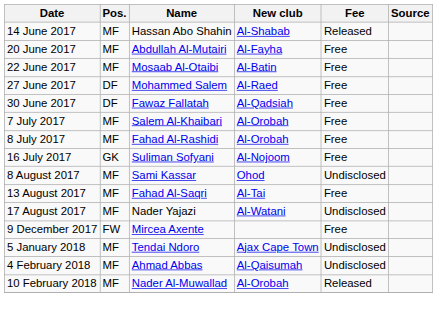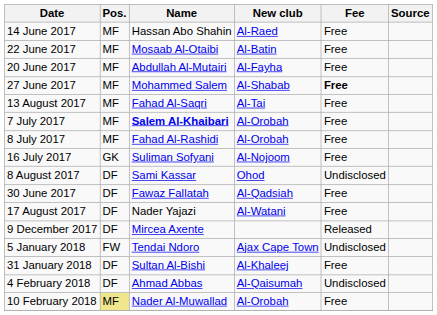(263, 31) Al-Shabab -> (257, 31) Al-Raed
(348, 31) Released -> (336, 31) Free
rows swapped: (41, 49) <-> (41, 67)
(110, 85) DF -> (111, 85) MF
(257, 85) Al-Raed -> (263, 85) Al-Shabab
(336, 85) normal -> (336, 85) bold
rows swapped: (41, 103) <-> (46, 193)
(177, 121) normal -> (180, 121) bold
(111, 175) MF -> (110, 175) DF
(111, 211) MF -> (110, 211) DF
(355, 211) Undisclosed -> (336, 211) Free
(111, 229) FW -> (110, 229) DF
(336, 229) Free -> (348, 229) Released
(111, 247) MF -> (111, 247) FW
+ row: (49, 265)
(111, 265) MF -> (110, 283) DF
(111, 283) no background -> (111, 301) khaki background
(348, 283) Released -> (336, 301) Free
